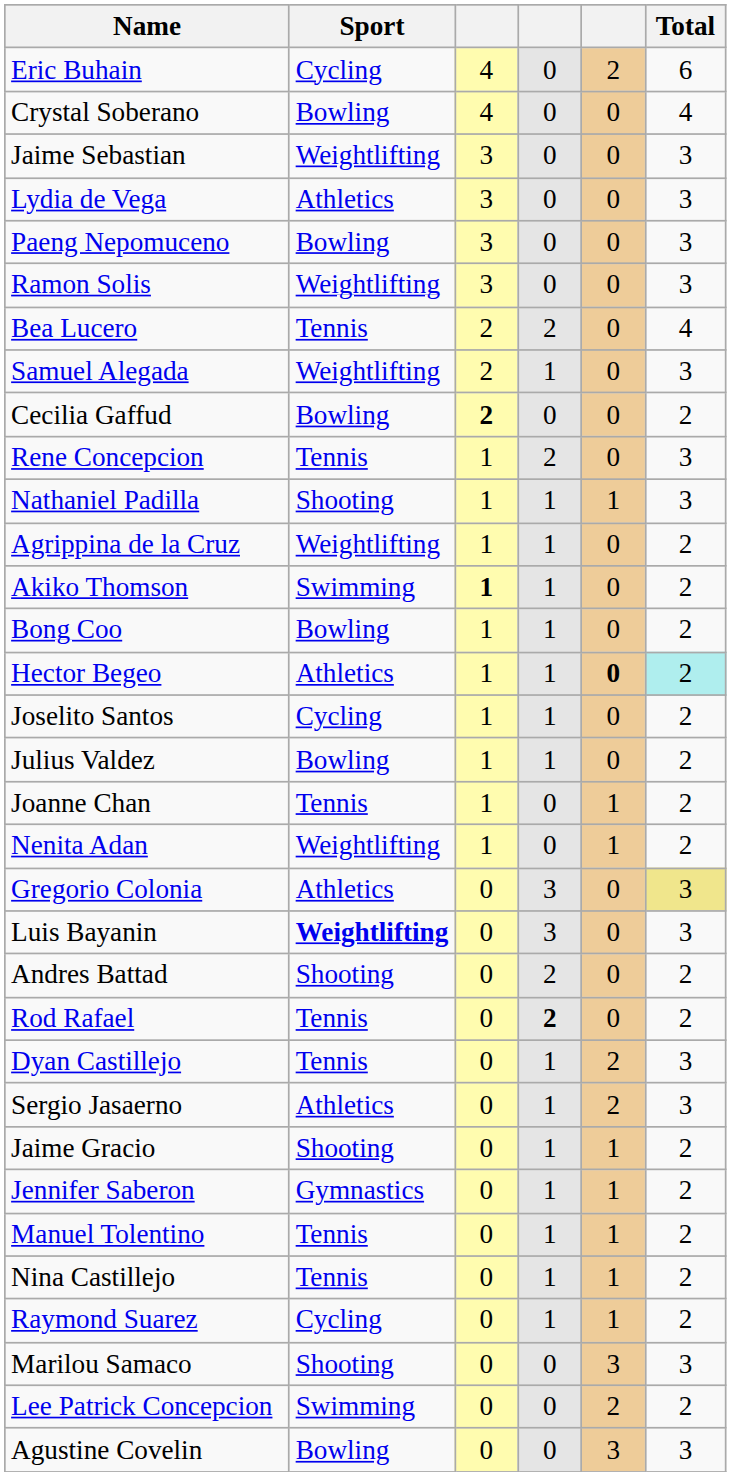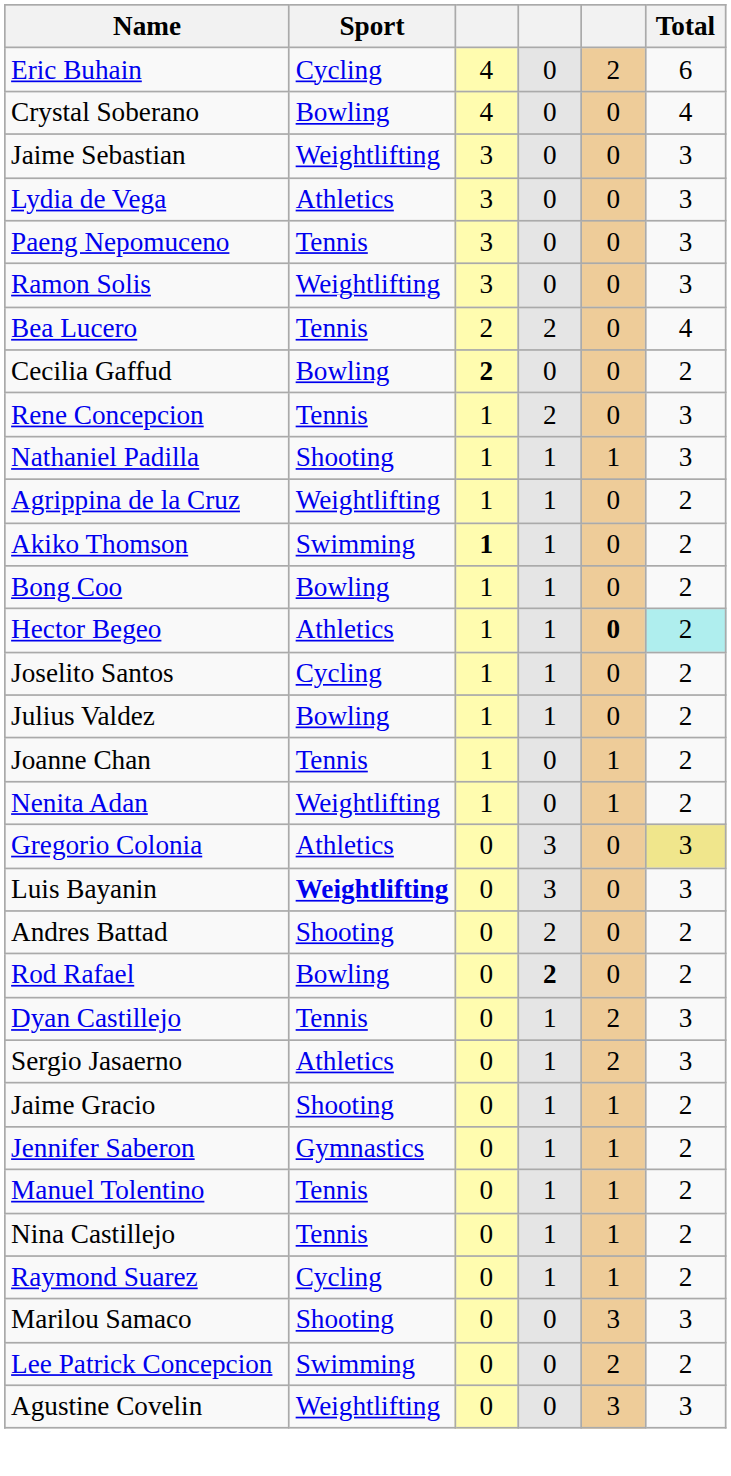(343, 241) Bowling -> (332, 241) Tennis
- row: (100, 371)
(332, 1018) Tennis -> (343, 975) Bowling
(343, 1449) Bowling -> (368, 1406) Weightlifting
